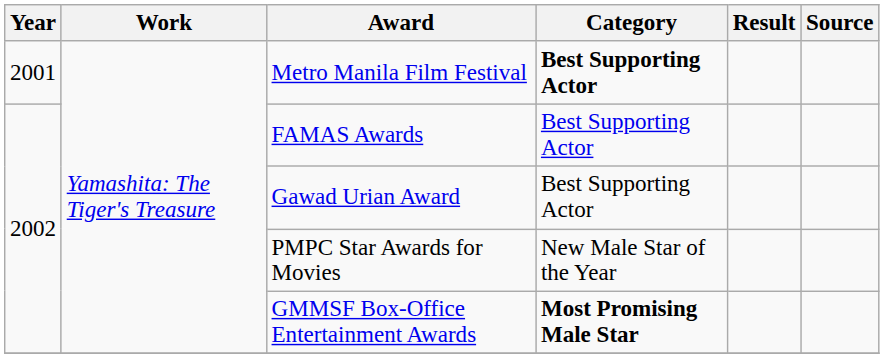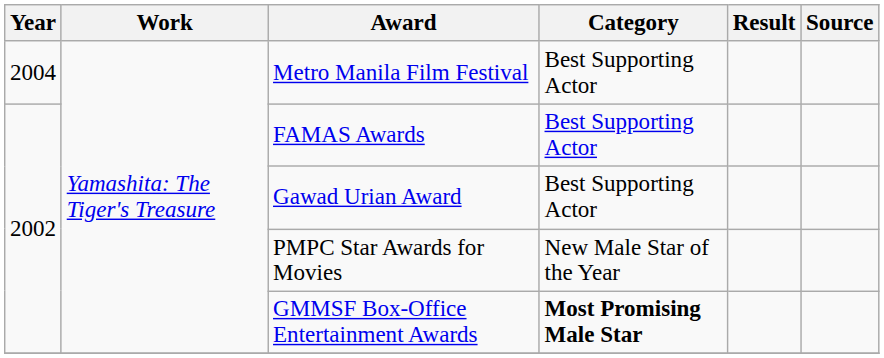(33, 72) 2001 -> (33, 72) 2004
(621, 72) bold -> (619, 72) normal
